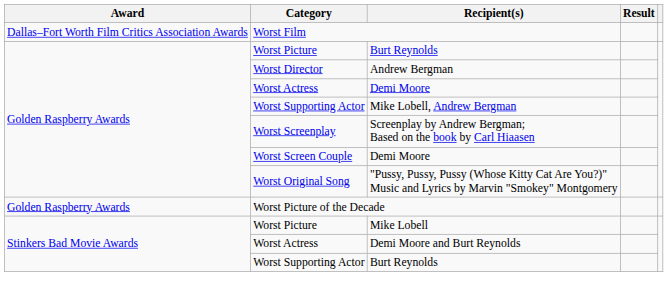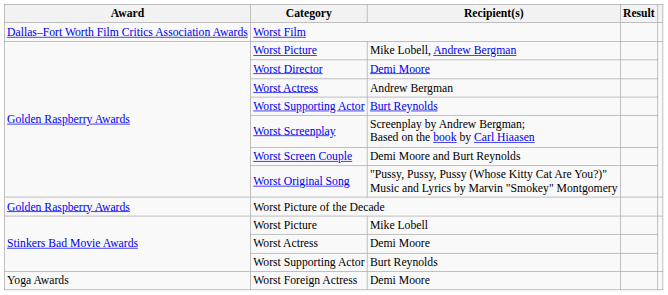(404, 50) Burt Reynolds -> (443, 50) Mike Lobell, Andrew Bergman
(411, 69) Andrew Bergman -> (400, 69) Demi Moore
(400, 87) Demi Moore -> (411, 87) Andrew Bergman
(443, 106) Mike Lobell, Andrew Bergman -> (404, 106) Burt Reynolds
(400, 156) Demi Moore -> (445, 156) Demi Moore and Burt Reynolds
(445, 243) Demi Moore and Burt Reynolds -> (400, 243) Demi Moore
+ row: (38, 280)
